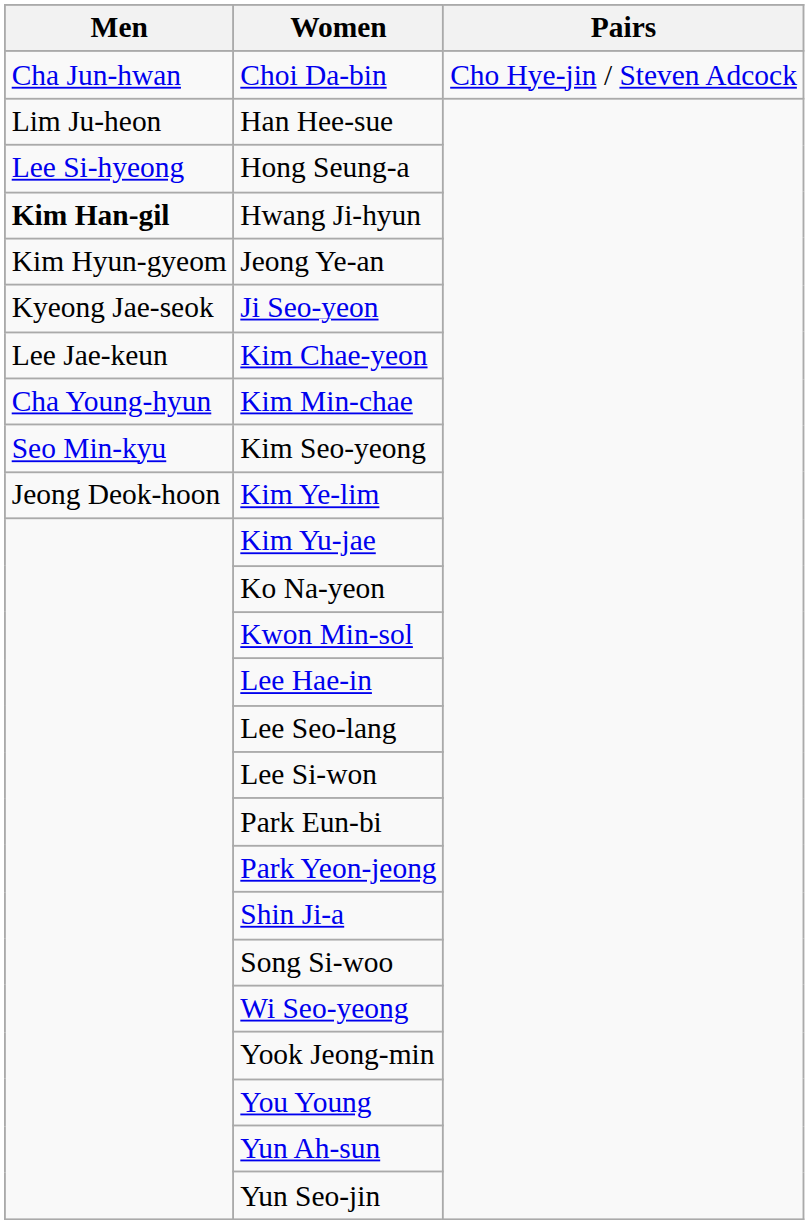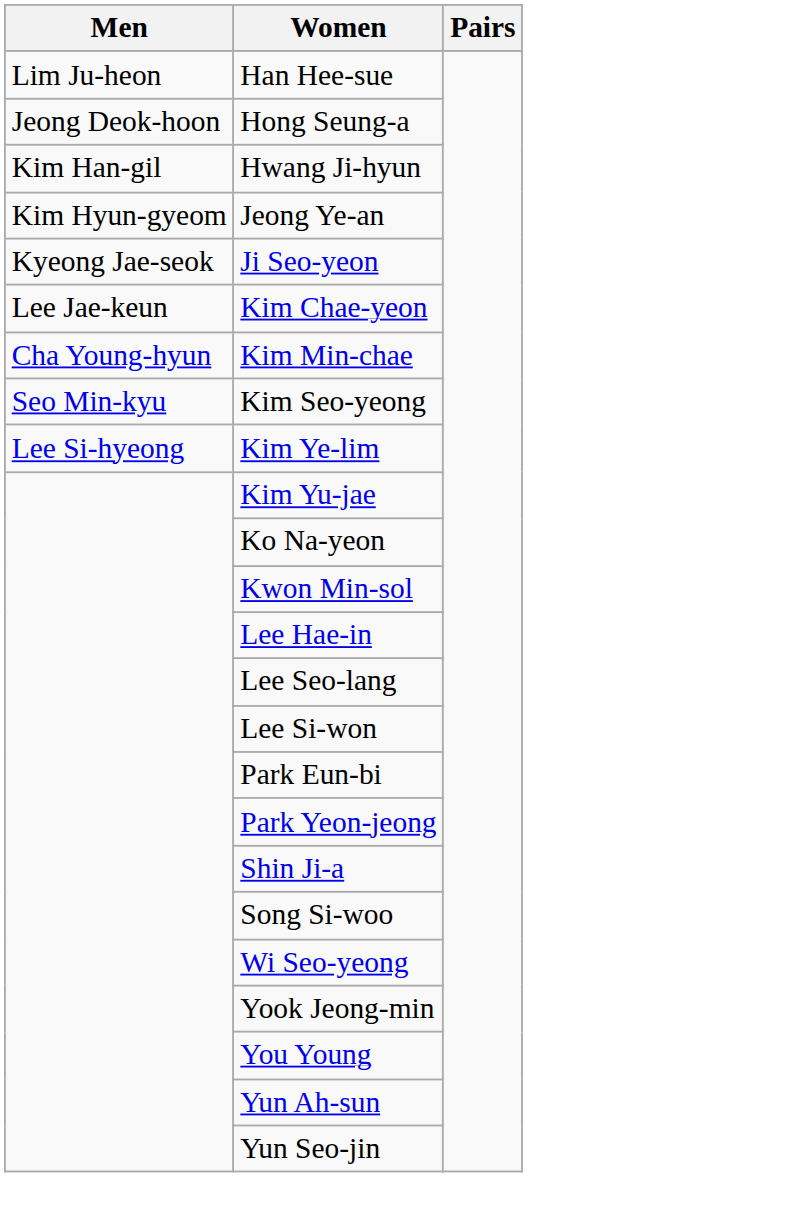- row: (314, 74)
(98, 167) Lee Si-hyeong -> (116, 121) Jeong Deok-hoon
(91, 214) bold -> (87, 167) normal
(116, 494) Jeong Deok-hoon -> (98, 448) Lee Si-hyeong
